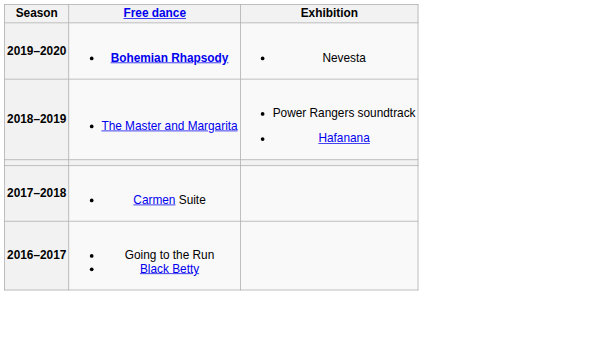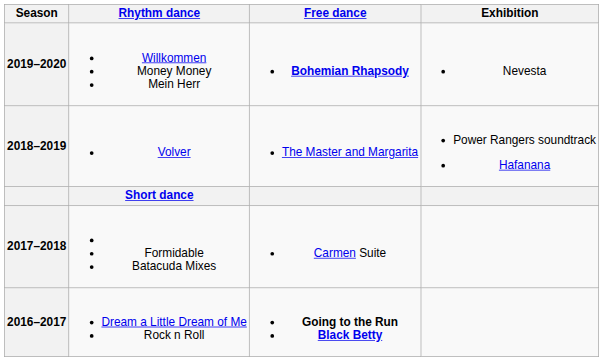+ column: (159, 13)
(155, 262) normal -> (335, 329) bold
